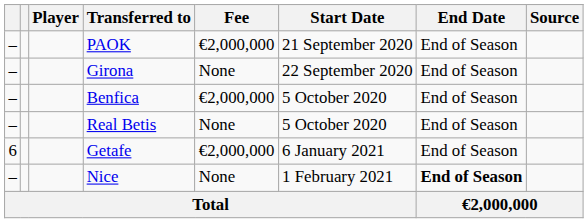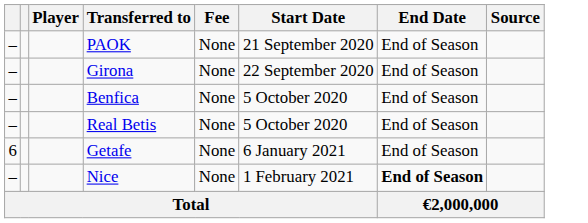(237, 44) €2,000,000 -> (217, 44) None
(237, 97) €2,000,000 -> (217, 97) None
(237, 151) €2,000,000 -> (217, 151) None
